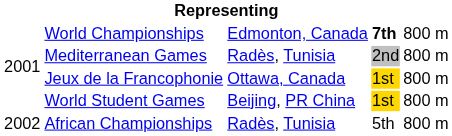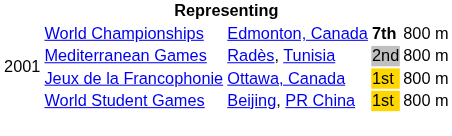- row: (128, 123)
